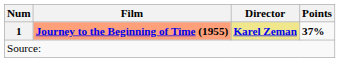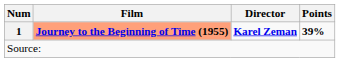(265, 31) khaki background -> (265, 31) no background
(313, 31) 37% -> (313, 31) 39%
